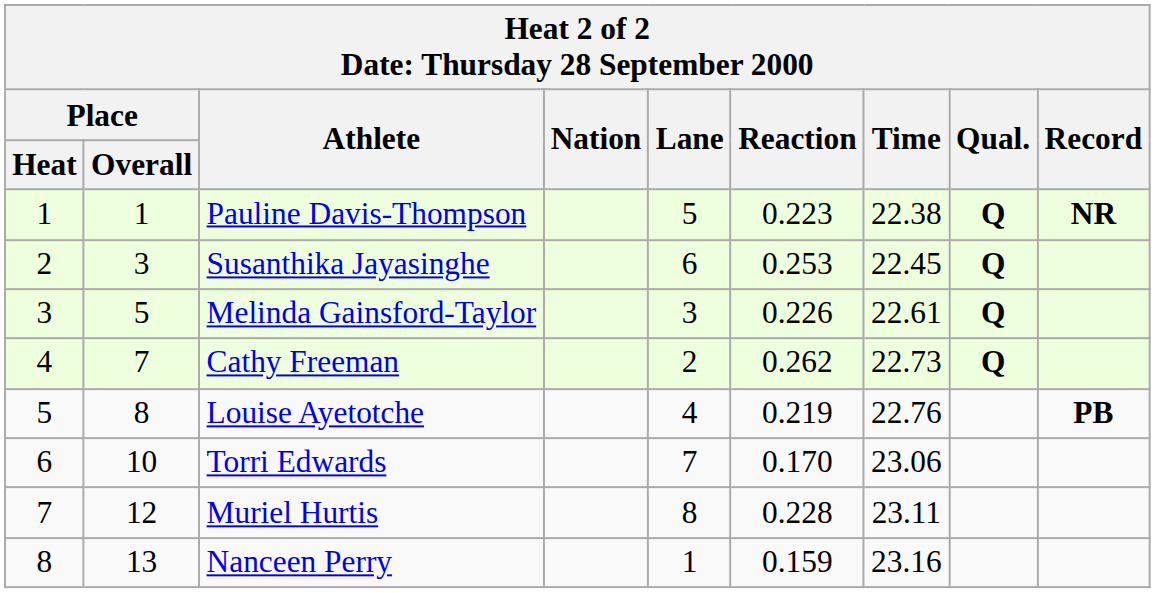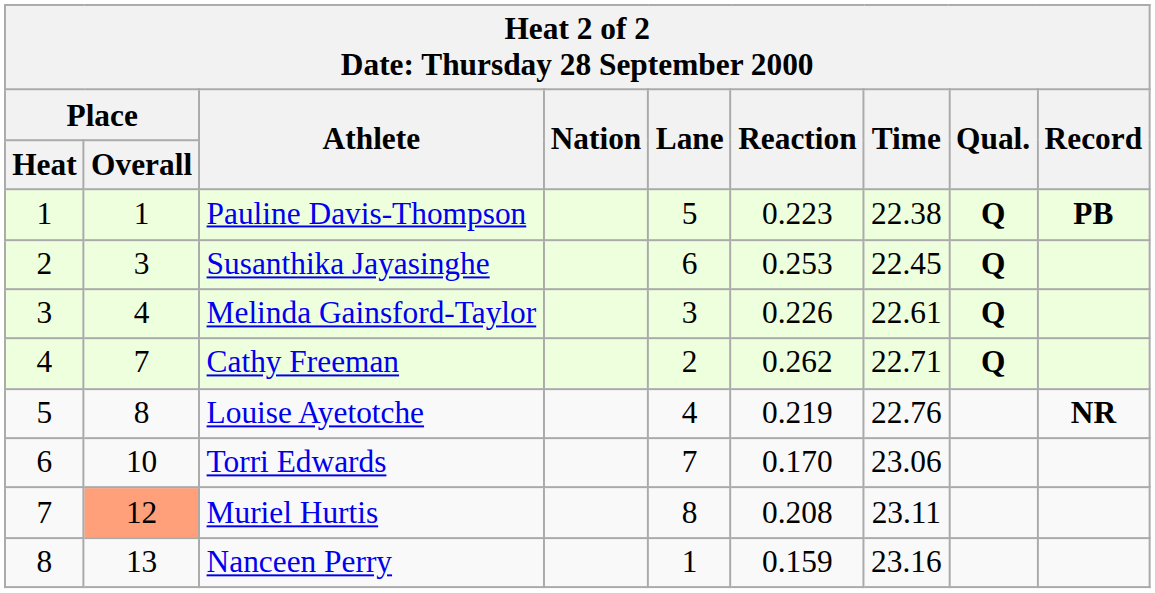(1093, 213) NR -> (1093, 213) PB
(142, 313) 5 -> (142, 313) 4
(906, 363) 22.73 -> (906, 363) 22.71
(1093, 412) PB -> (1093, 412) NR
(142, 512) no background -> (142, 512) lightsalmon background
(797, 512) 0.228 -> (797, 512) 0.208
